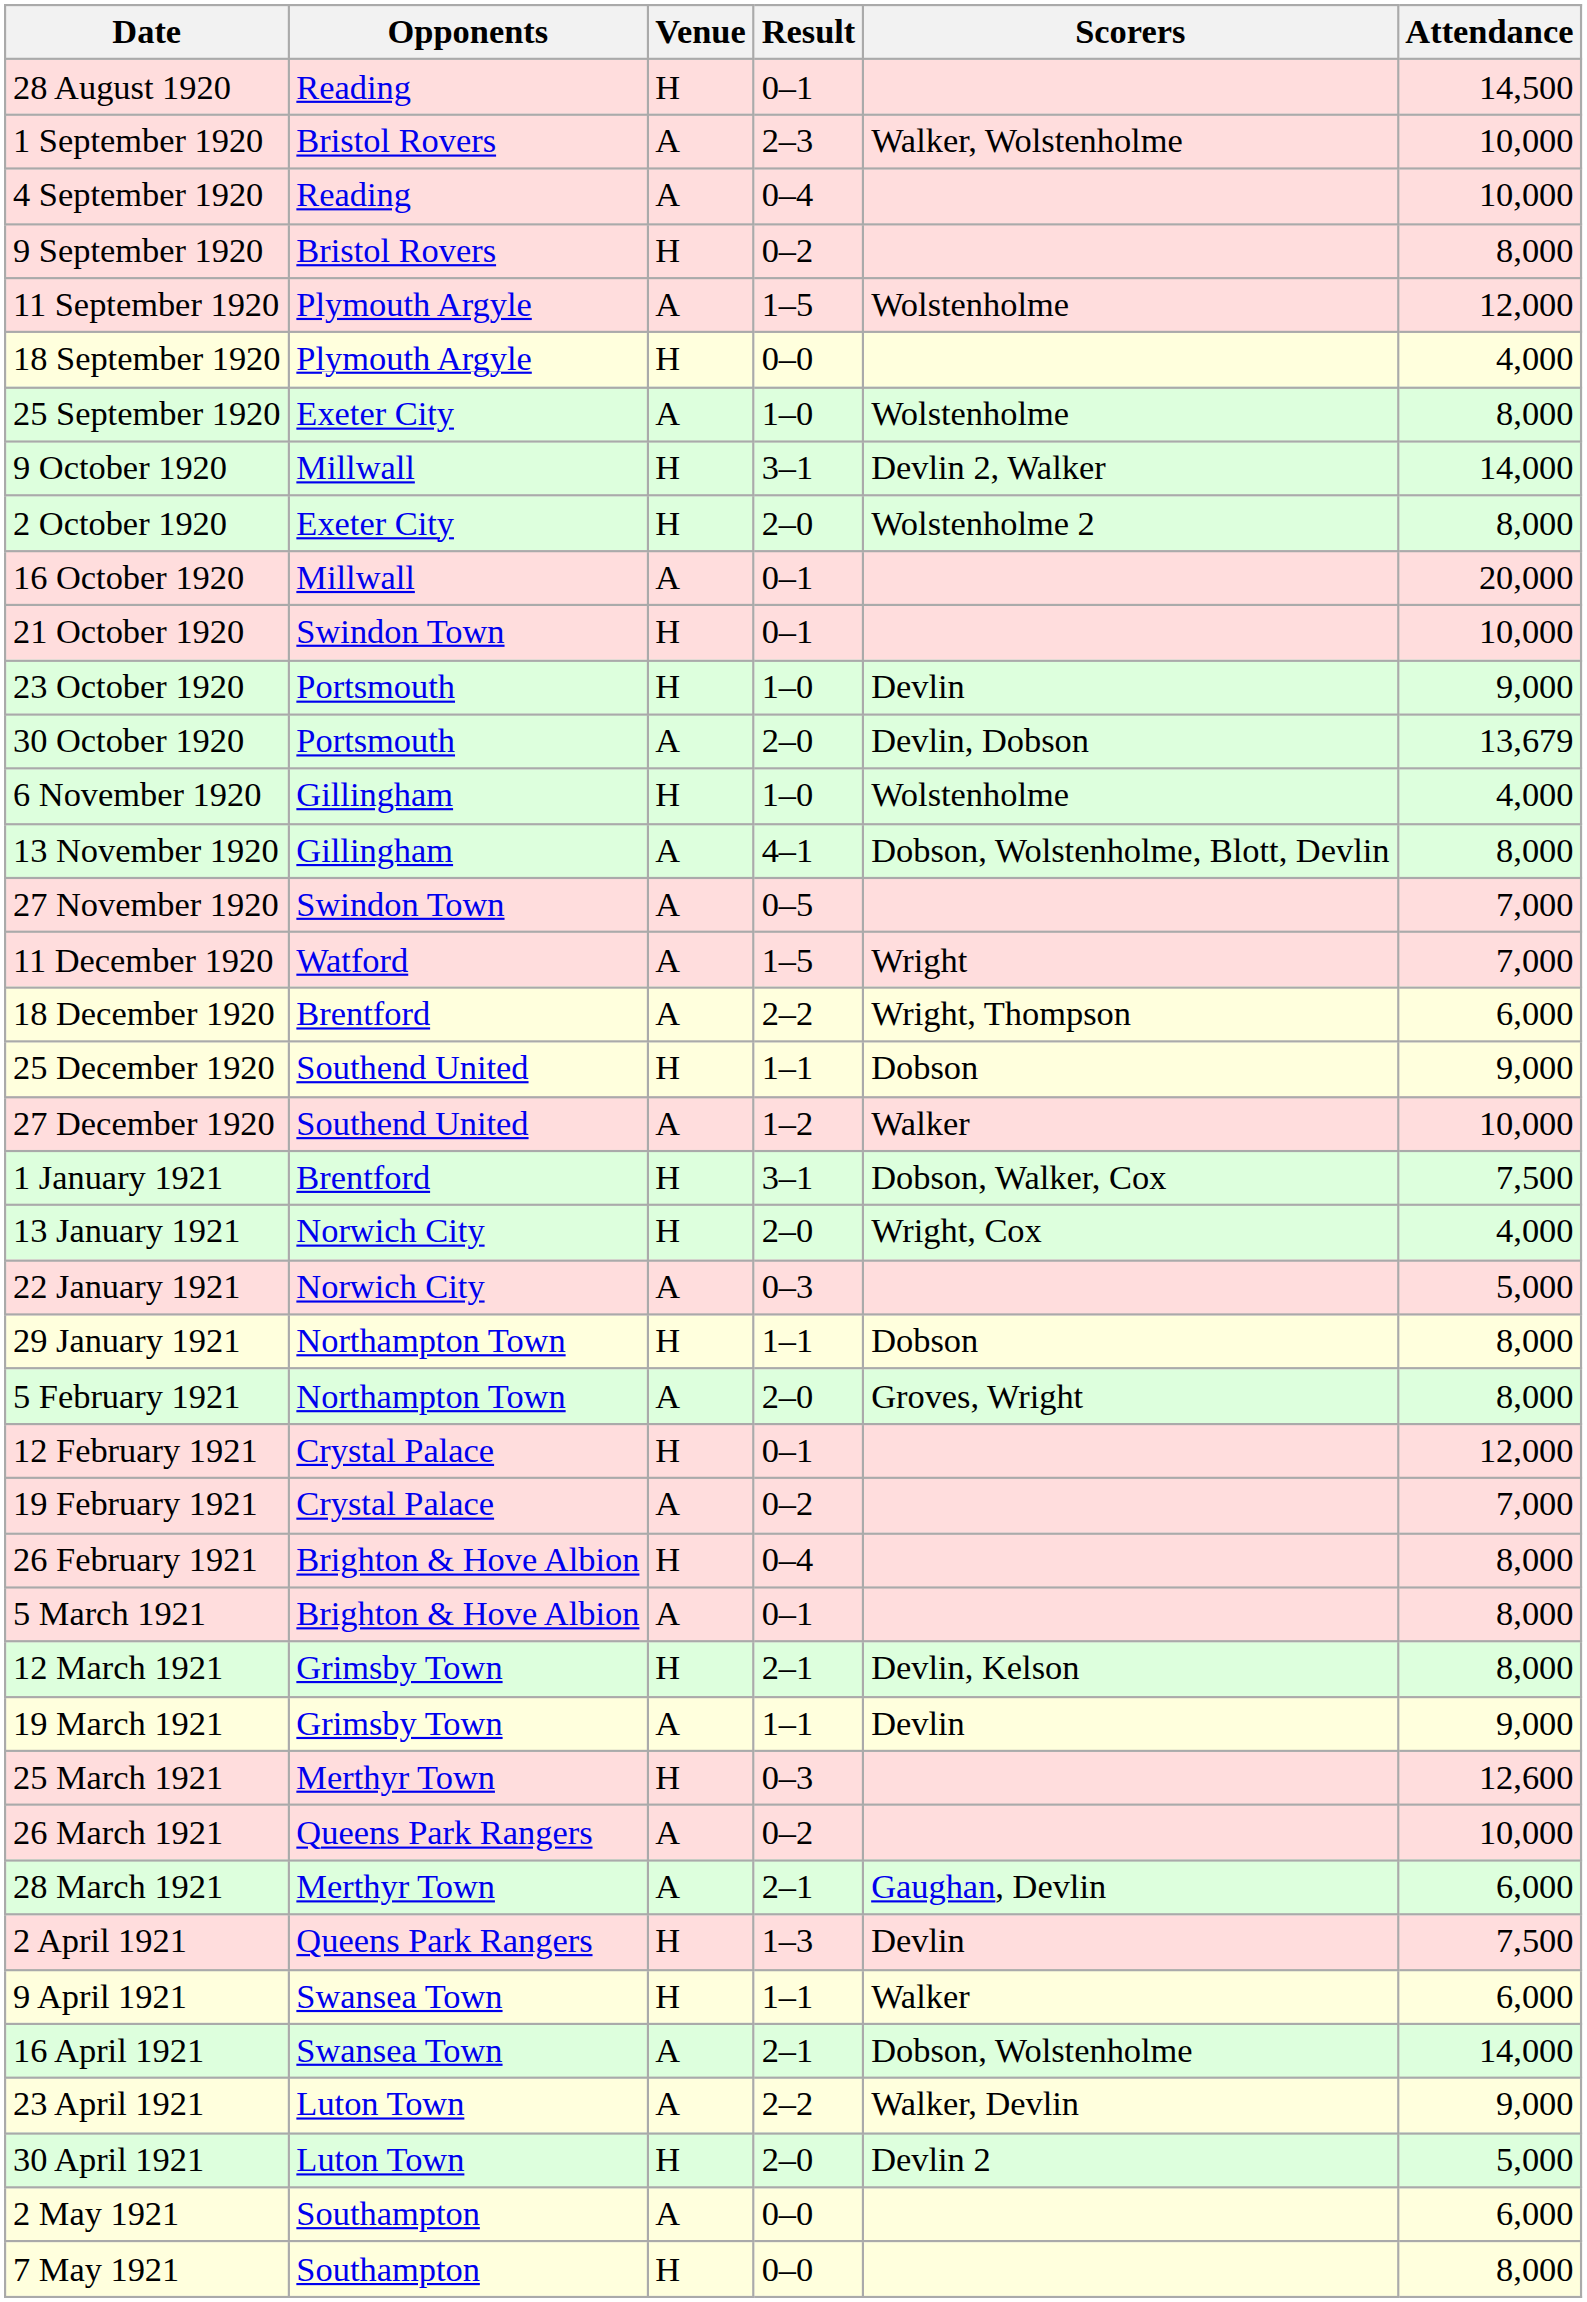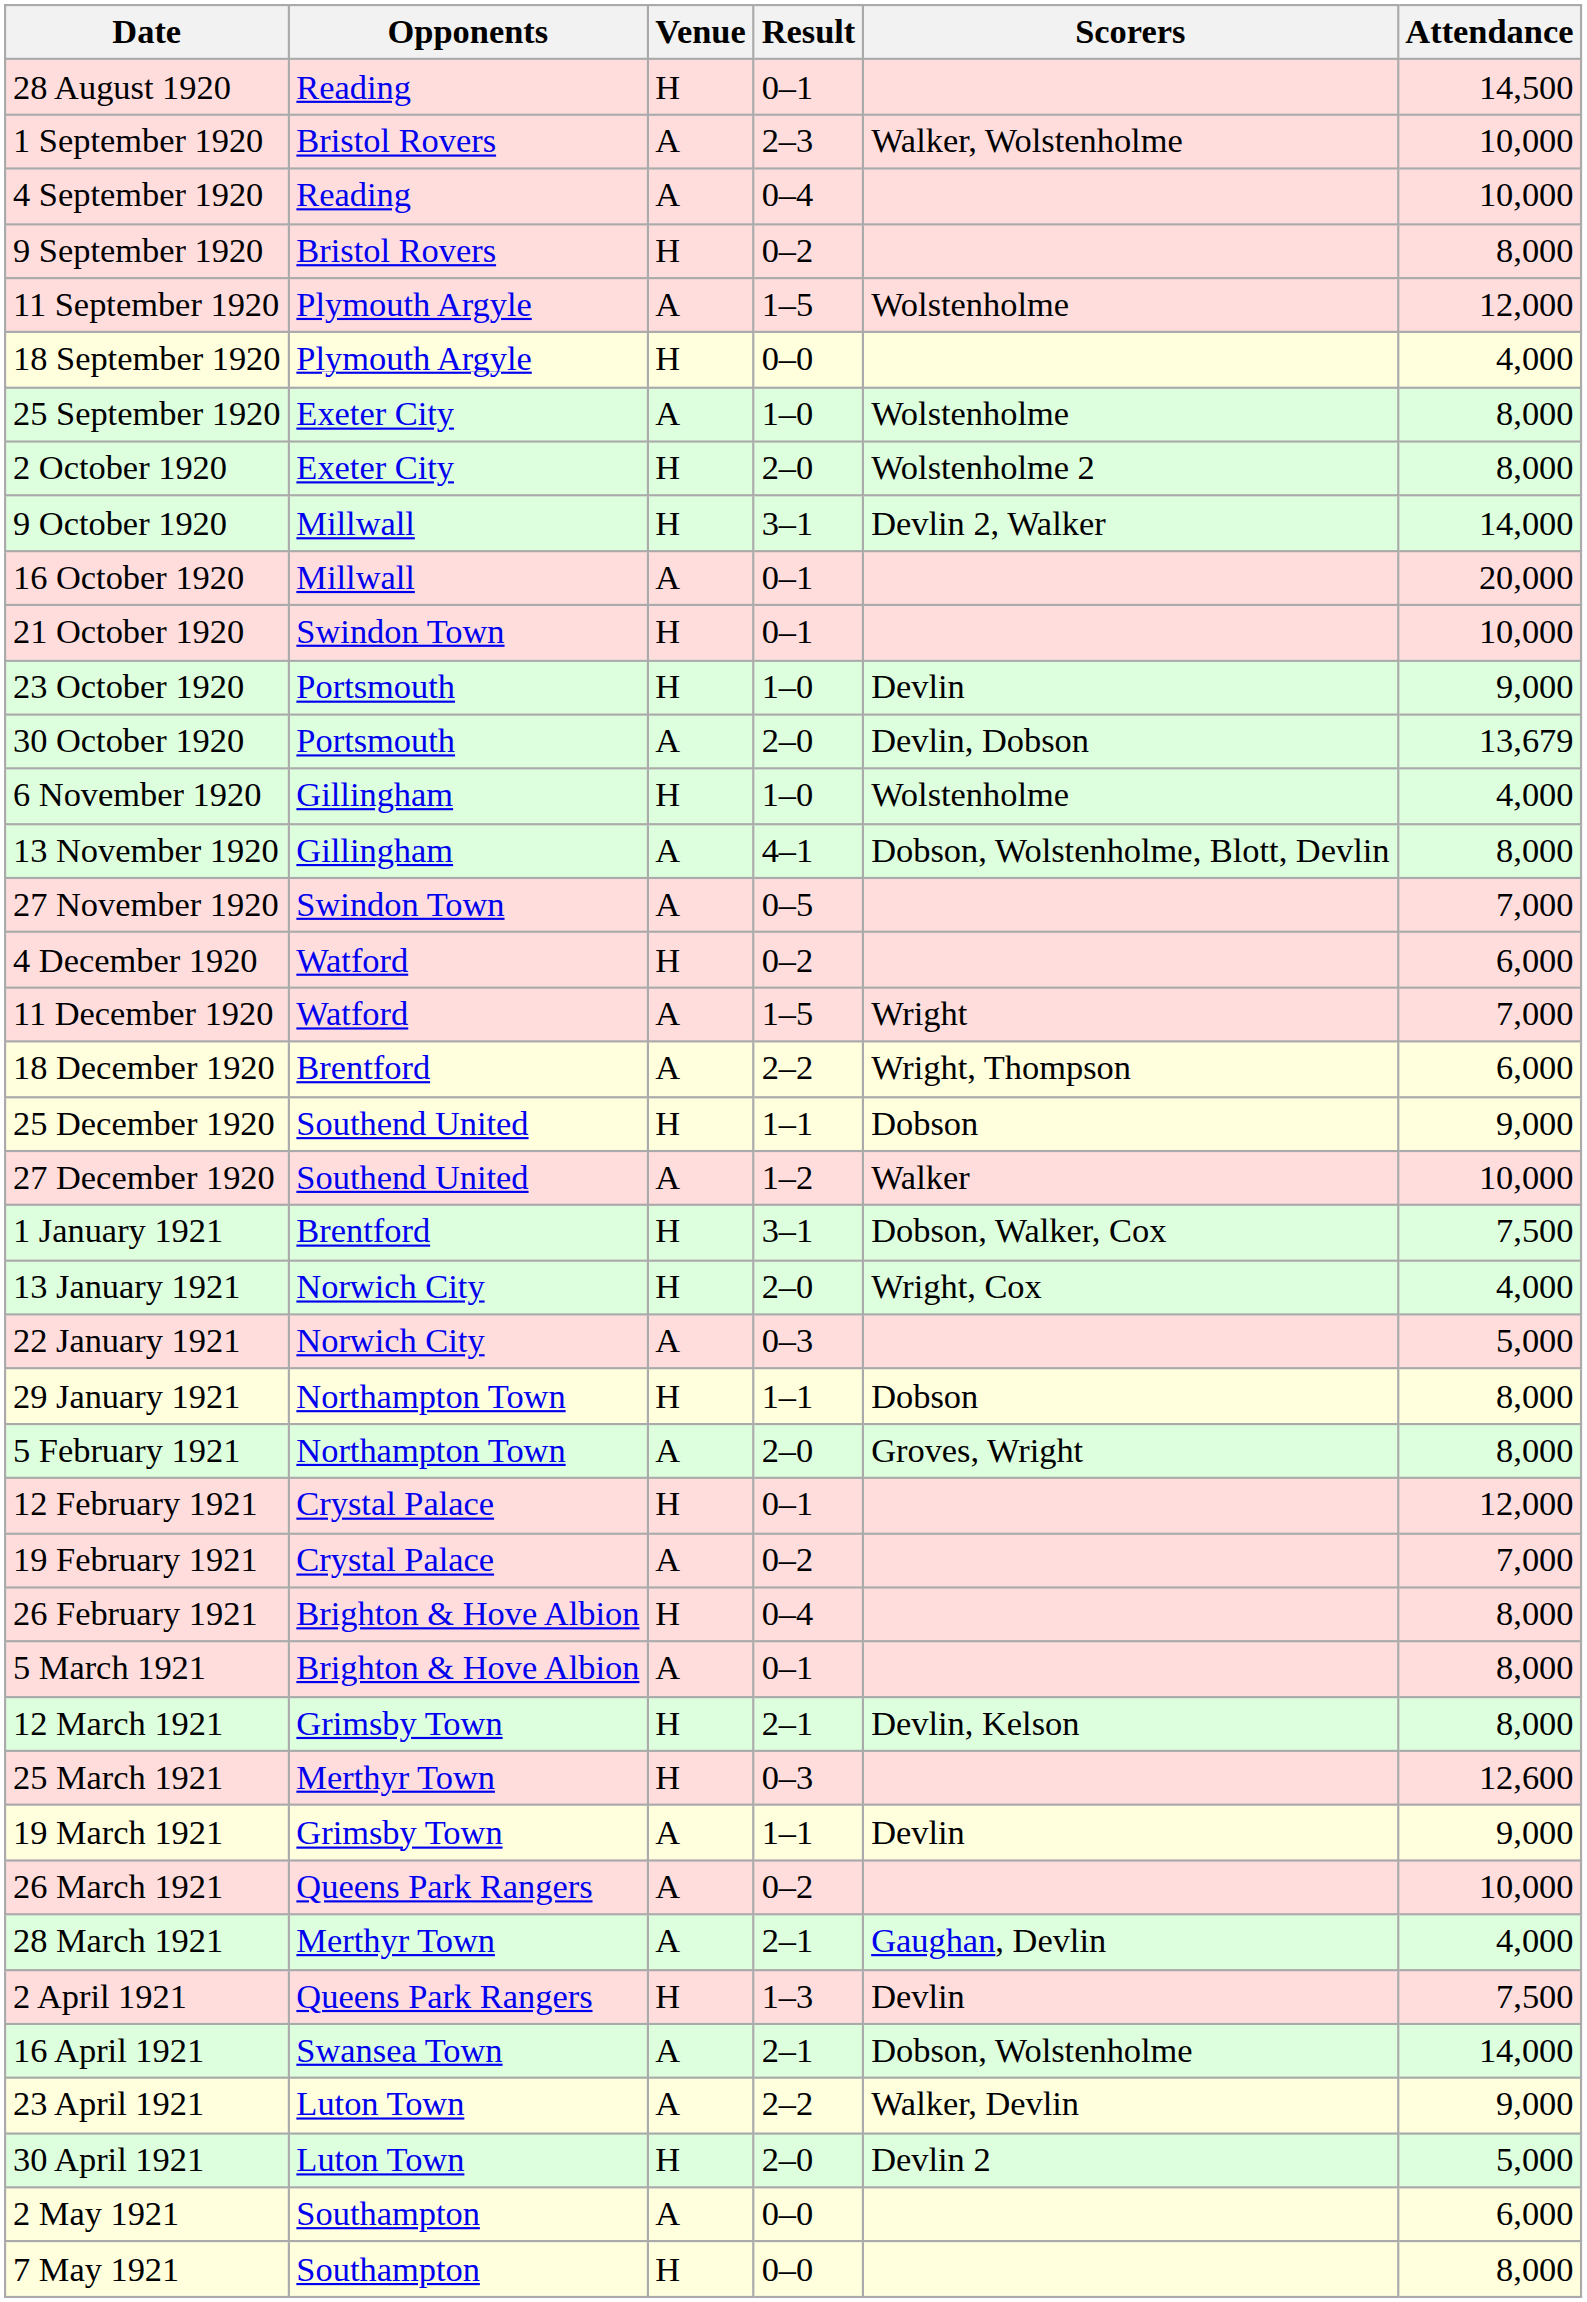rows swapped: (120, 522) <-> (120, 468)
+ row: (135, 959)
rows swapped: (118, 1723) <-> (118, 1777)
(1535, 1886) 6,000 -> (1535, 1941) 4,000
- row: (100, 1995)
